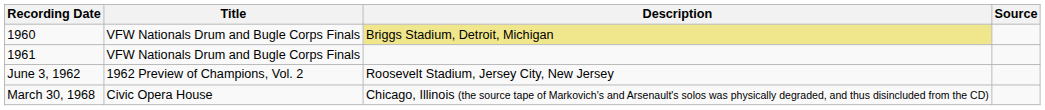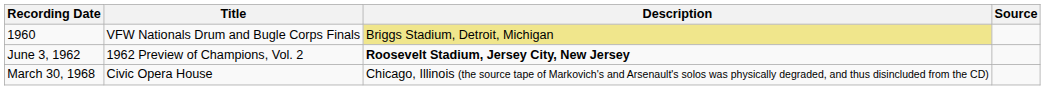- row: (21, 54)
(490, 74) normal -> (498, 54) bold
